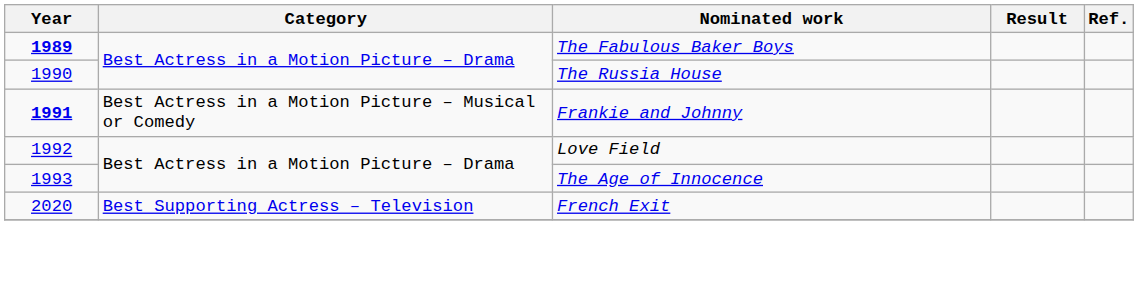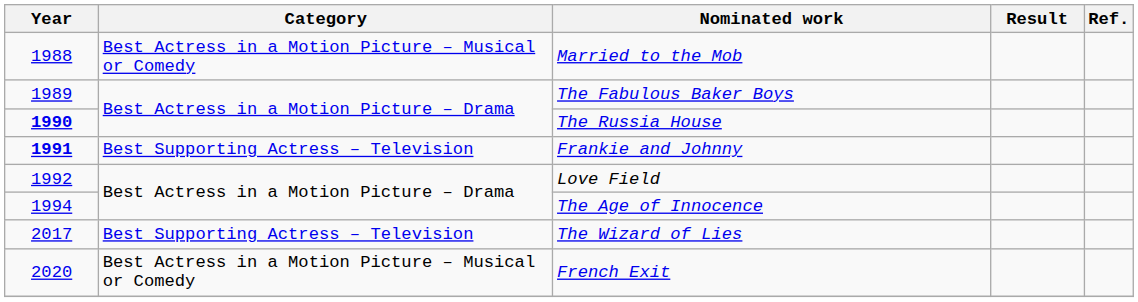+ row: (650, 57)
(52, 47) bold -> (52, 94) normal
(52, 75) normal -> (52, 122) bold
(319, 112) Best Actress in a Motion Picture – Musical or Comedy -> (288, 150) Best Supporting Actress – Television
(52, 178) 1993 -> (52, 206) 1994
+ row: (650, 234)
(288, 206) Best Supporting Actress – Television -> (319, 272) Best Actress in a Motion Picture – Musical or Comedy
